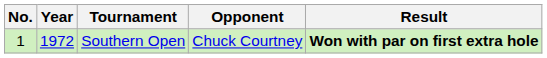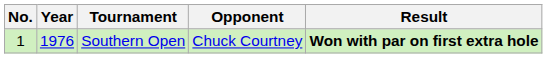(57, 41) 1972 -> (57, 41) 1976
